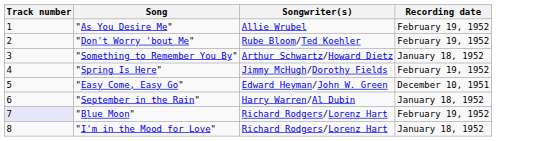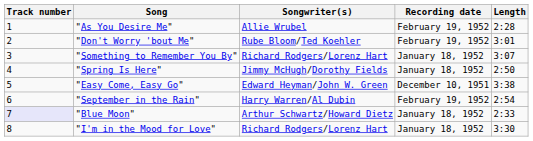+ column: (510, 12)
(317, 56) Arthur Schwartz/Howard Dietz -> (315, 56) Richard Rodgers/Lorenz Hart
(443, 70) February 19, 1952 -> (441, 70) January 18, 1952
(441, 99) January 18, 1952 -> (443, 99) February 19, 1952
(315, 114) Richard Rodgers/Lorenz Hart -> (317, 114) Arthur Schwartz/Howard Dietz
(443, 114) February 19, 1952 -> (441, 114) January 18, 1952
